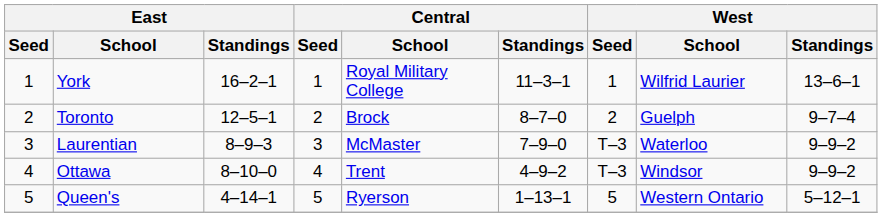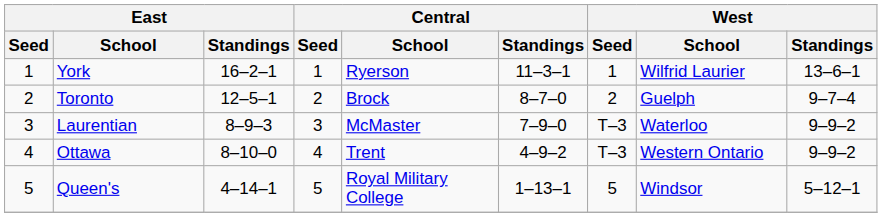(397, 81) Royal Military College -> (377, 71) Ryerson
(671, 171) Windsor -> (702, 152) Western Ontario
(377, 198) Ryerson -> (397, 188) Royal Military College
(702, 198) Western Ontario -> (671, 188) Windsor
